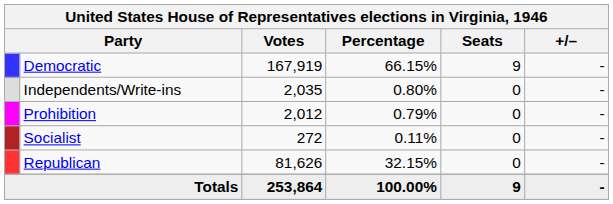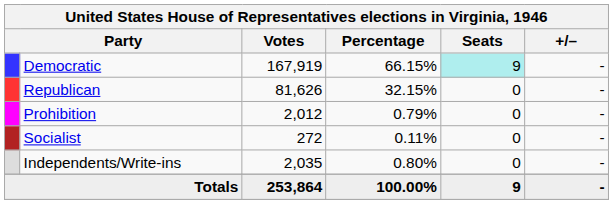(516, 65) no background -> (516, 65) paleturquoise background
rows swapped: (62, 163) <-> (102, 90)
